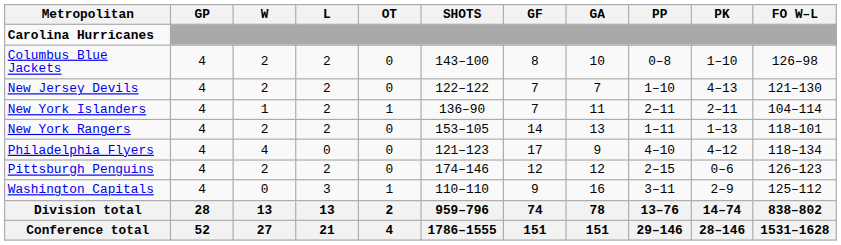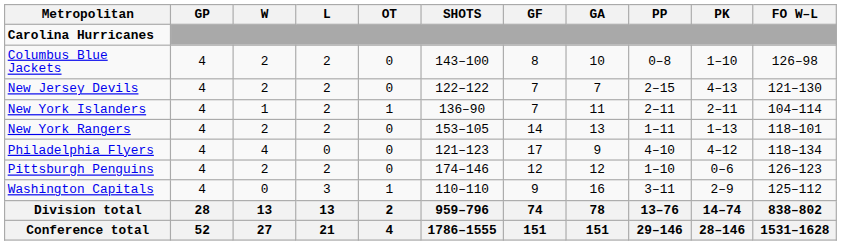(660, 89) 1–10 -> (660, 89) 2–15
(660, 170) 2–15 -> (660, 170) 1–10
